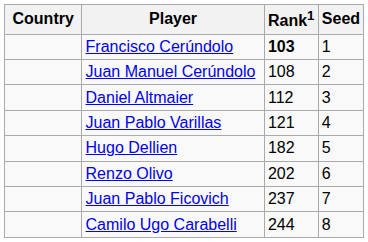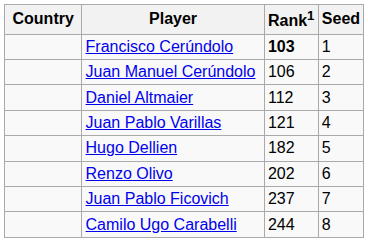(281, 72) 108 -> (281, 72) 106
